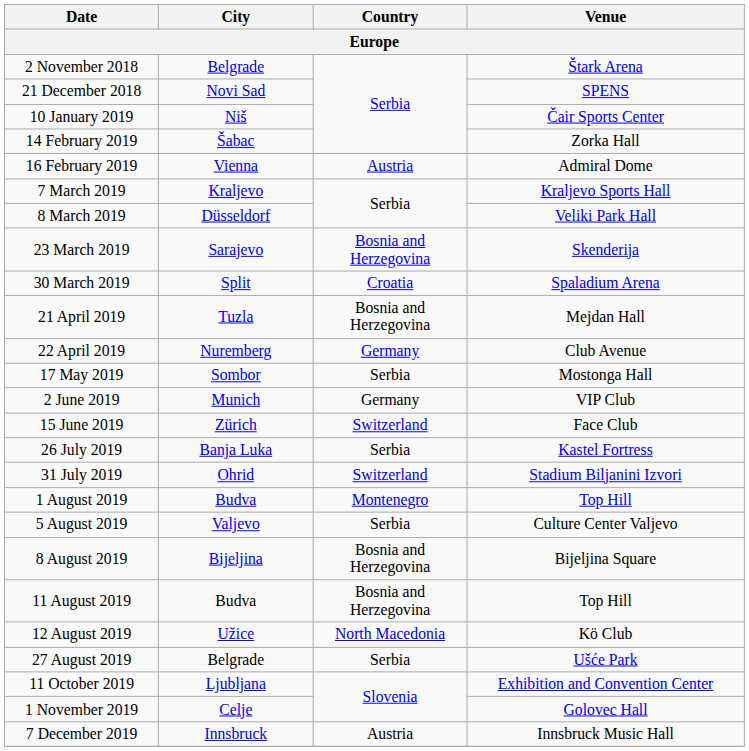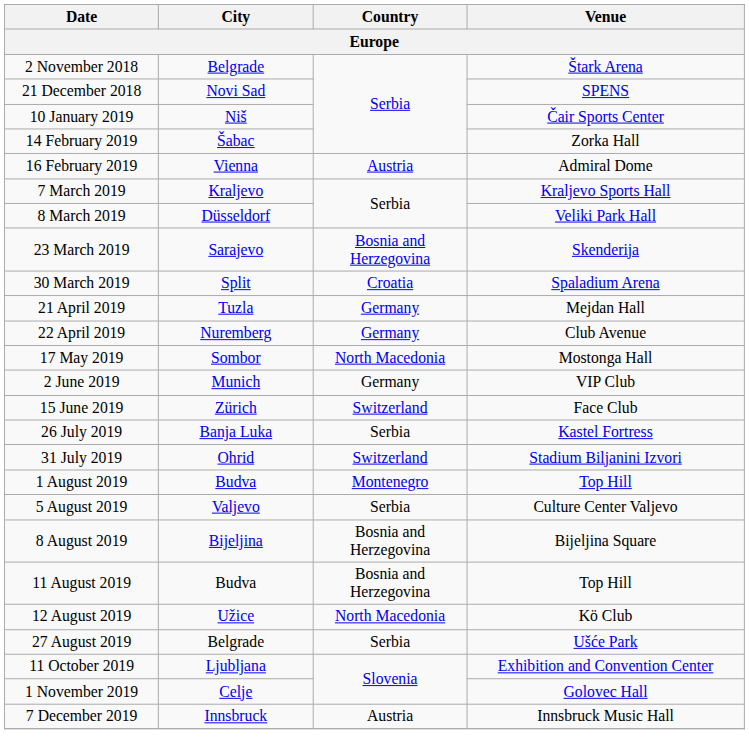(390, 316) Bosnia and Herzegovina -> (390, 308) Germany
(390, 375) Serbia -> (390, 357) North Macedonia
